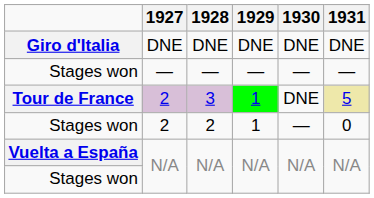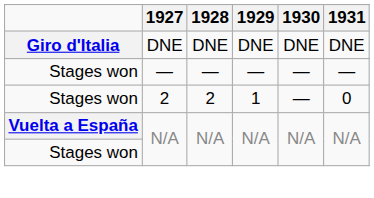- row: (73, 98)
